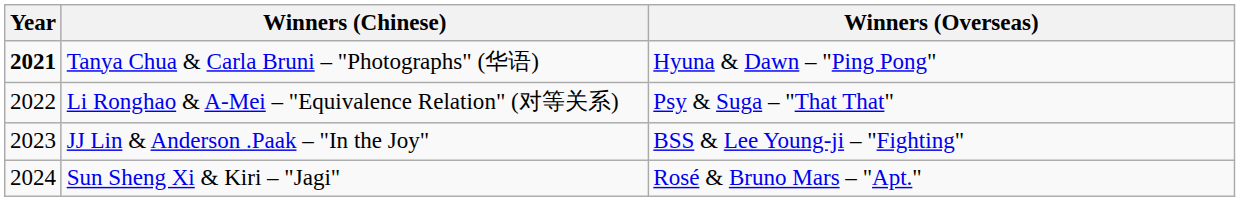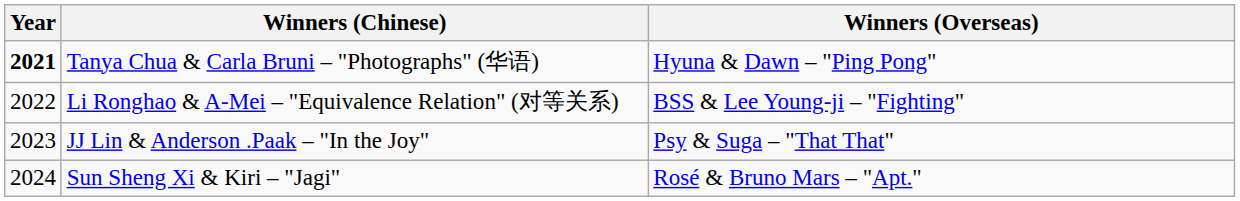(774, 102) Psy & Suga – "That That" -> (809, 102) BSS & Lee Young-ji – "Fighting"
(809, 141) BSS & Lee Young-ji – "Fighting" -> (774, 141) Psy & Suga – "That That"
